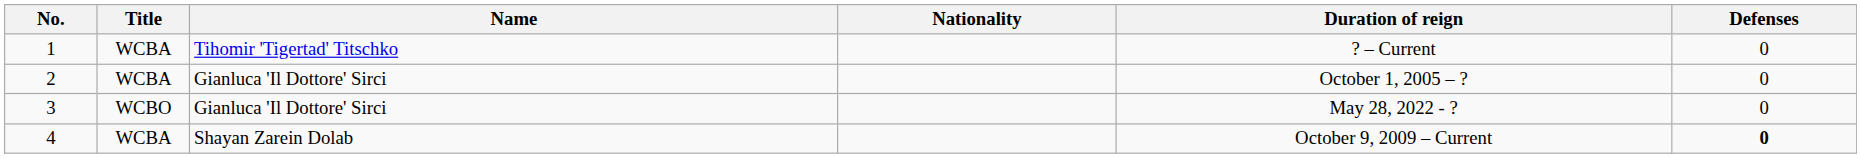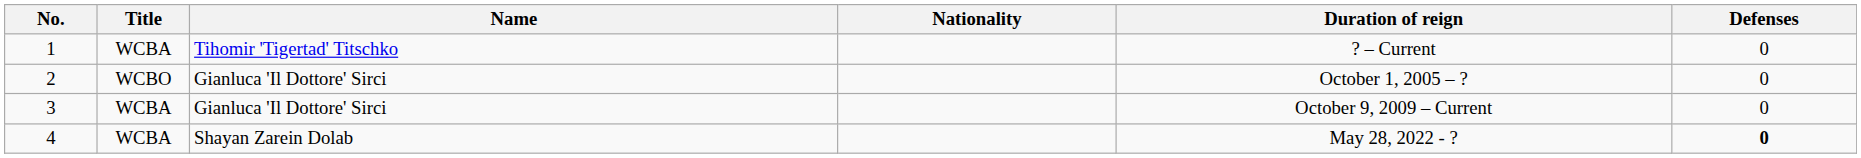(143, 78) WCBA -> (143, 78) WCBO
(143, 108) WCBO -> (143, 108) WCBA
(1394, 108) May 28, 2022 - ? -> (1394, 108) October 9, 2009 – Current
(1394, 138) October 9, 2009 – Current -> (1394, 138) May 28, 2022 - ?
